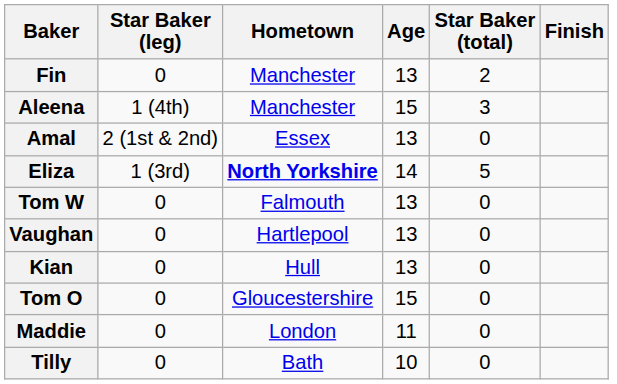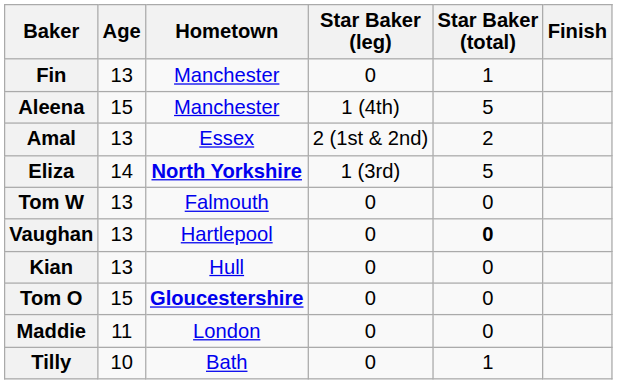columns swapped: (406, 31) <-> (160, 31)
(485, 75) 2 -> (488, 75) 1
(485, 107) 3 -> (488, 107) 5
(485, 139) 0 -> (488, 139) 2
(485, 235) normal -> (488, 235) bold
(303, 298) normal -> (227, 298) bold
(485, 362) 0 -> (488, 362) 1
